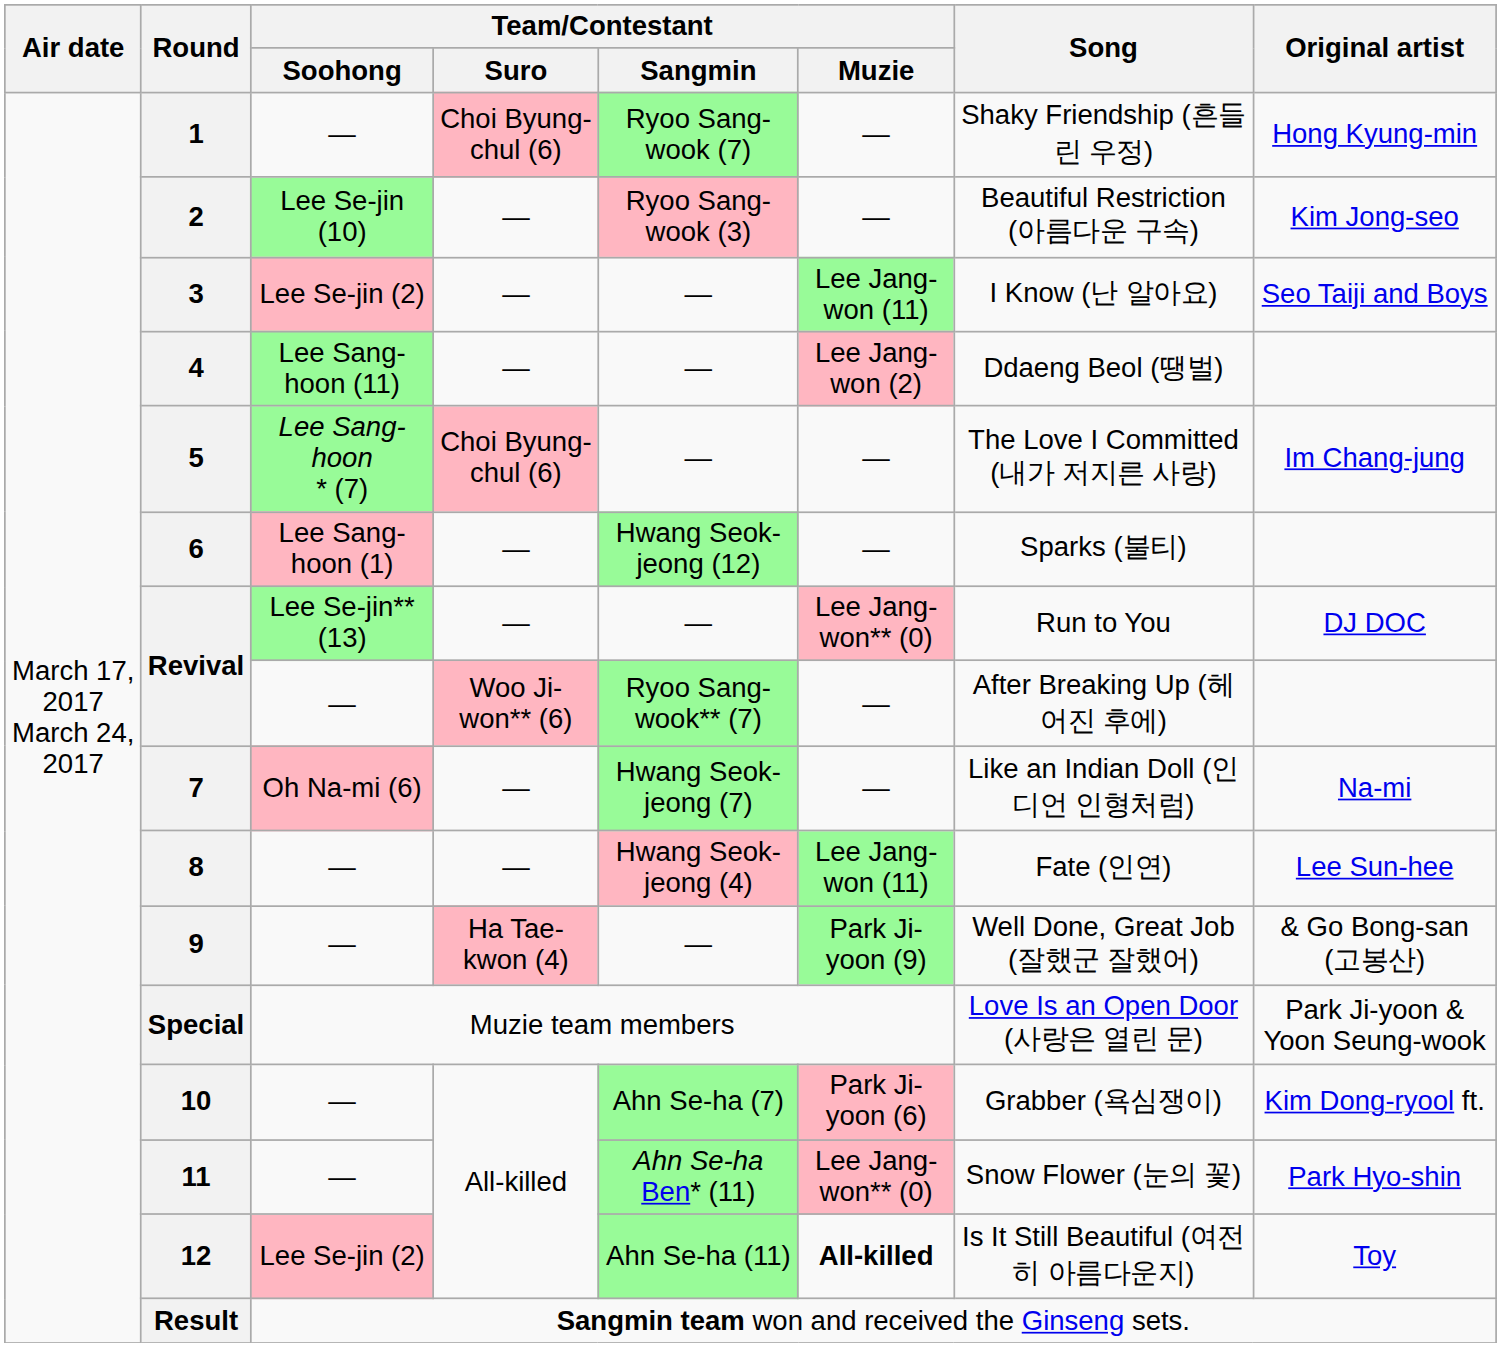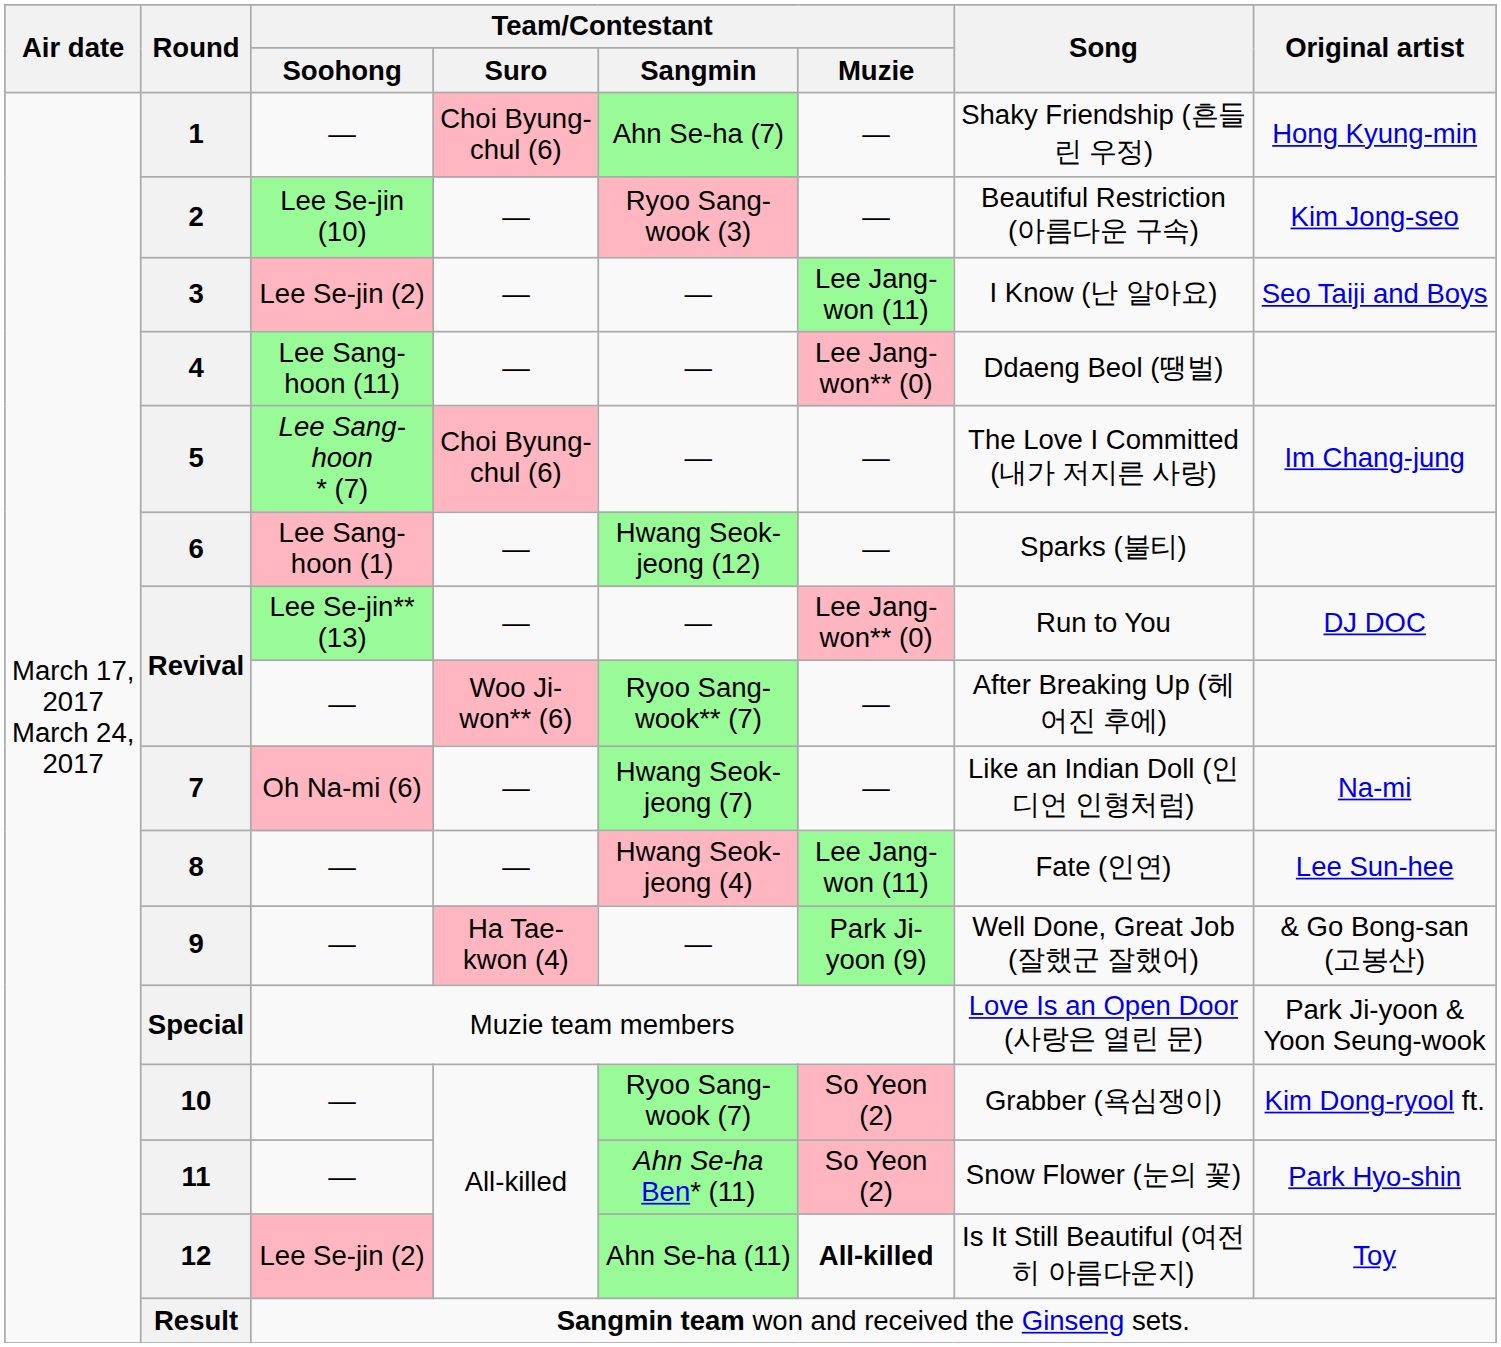(698, 134) Ryoo Sang-wook (7) -> (698, 134) Ahn Se-ha (7)
(876, 368) Lee Jang-won (2) -> (876, 368) Lee Jang-won** (0)
(698, 1101) Ahn Se-ha (7) -> (698, 1101) Ryoo Sang-wook (7)
(876, 1101) Park Ji-yoon (6) -> (876, 1101) So Yeon (2)
(876, 1176) Lee Jang-won** (0) -> (876, 1176) So Yeon (2)
